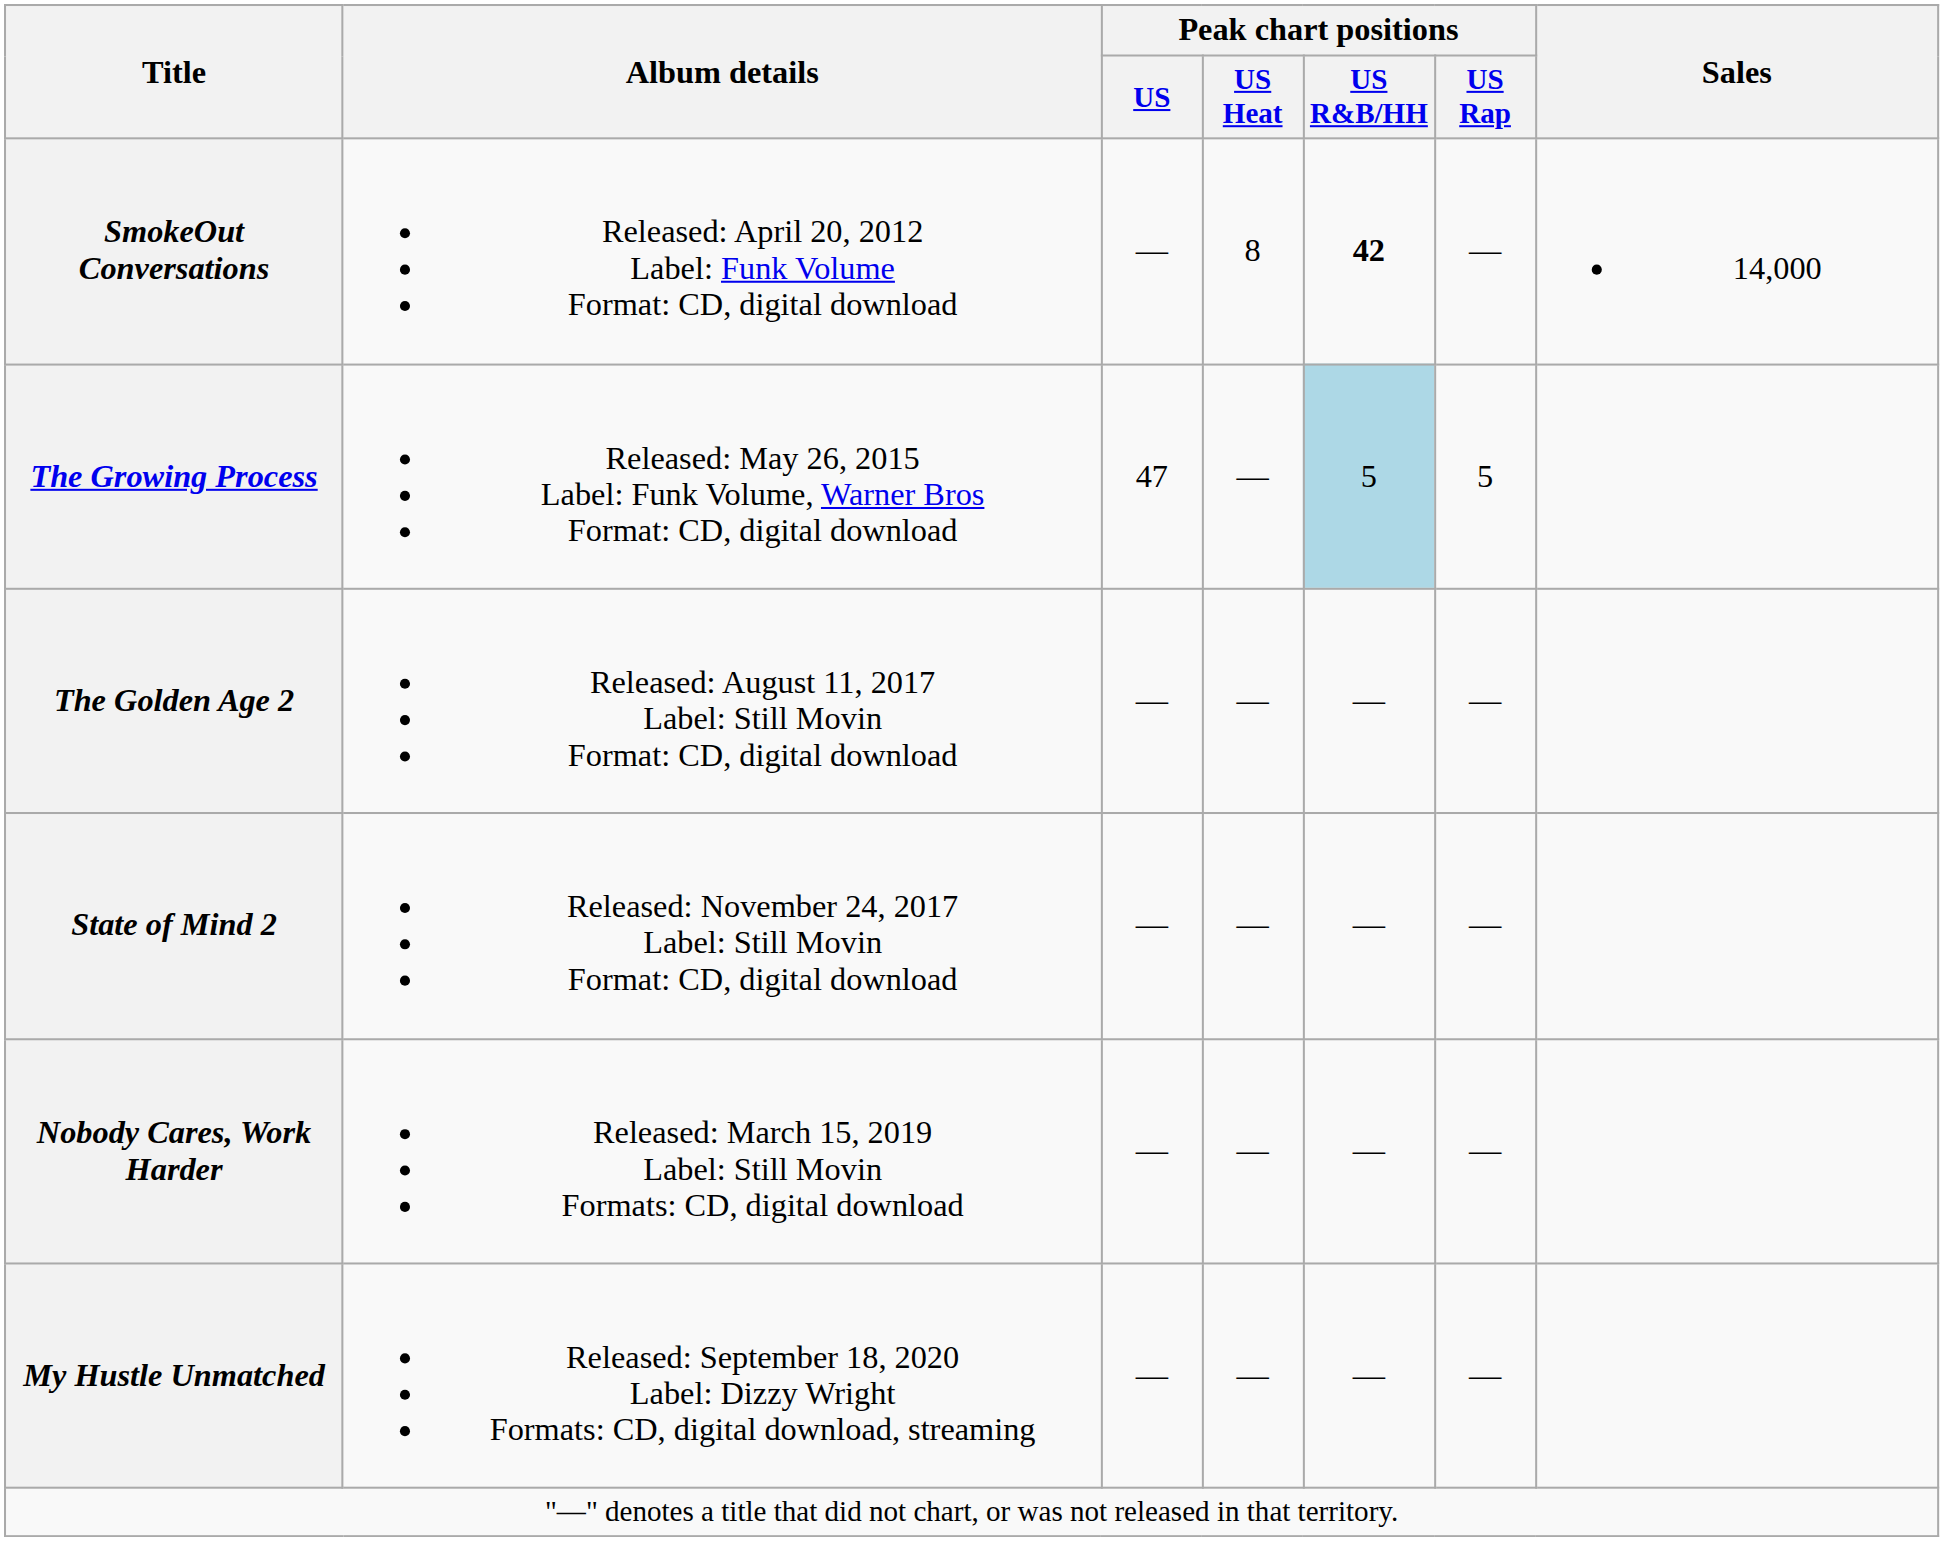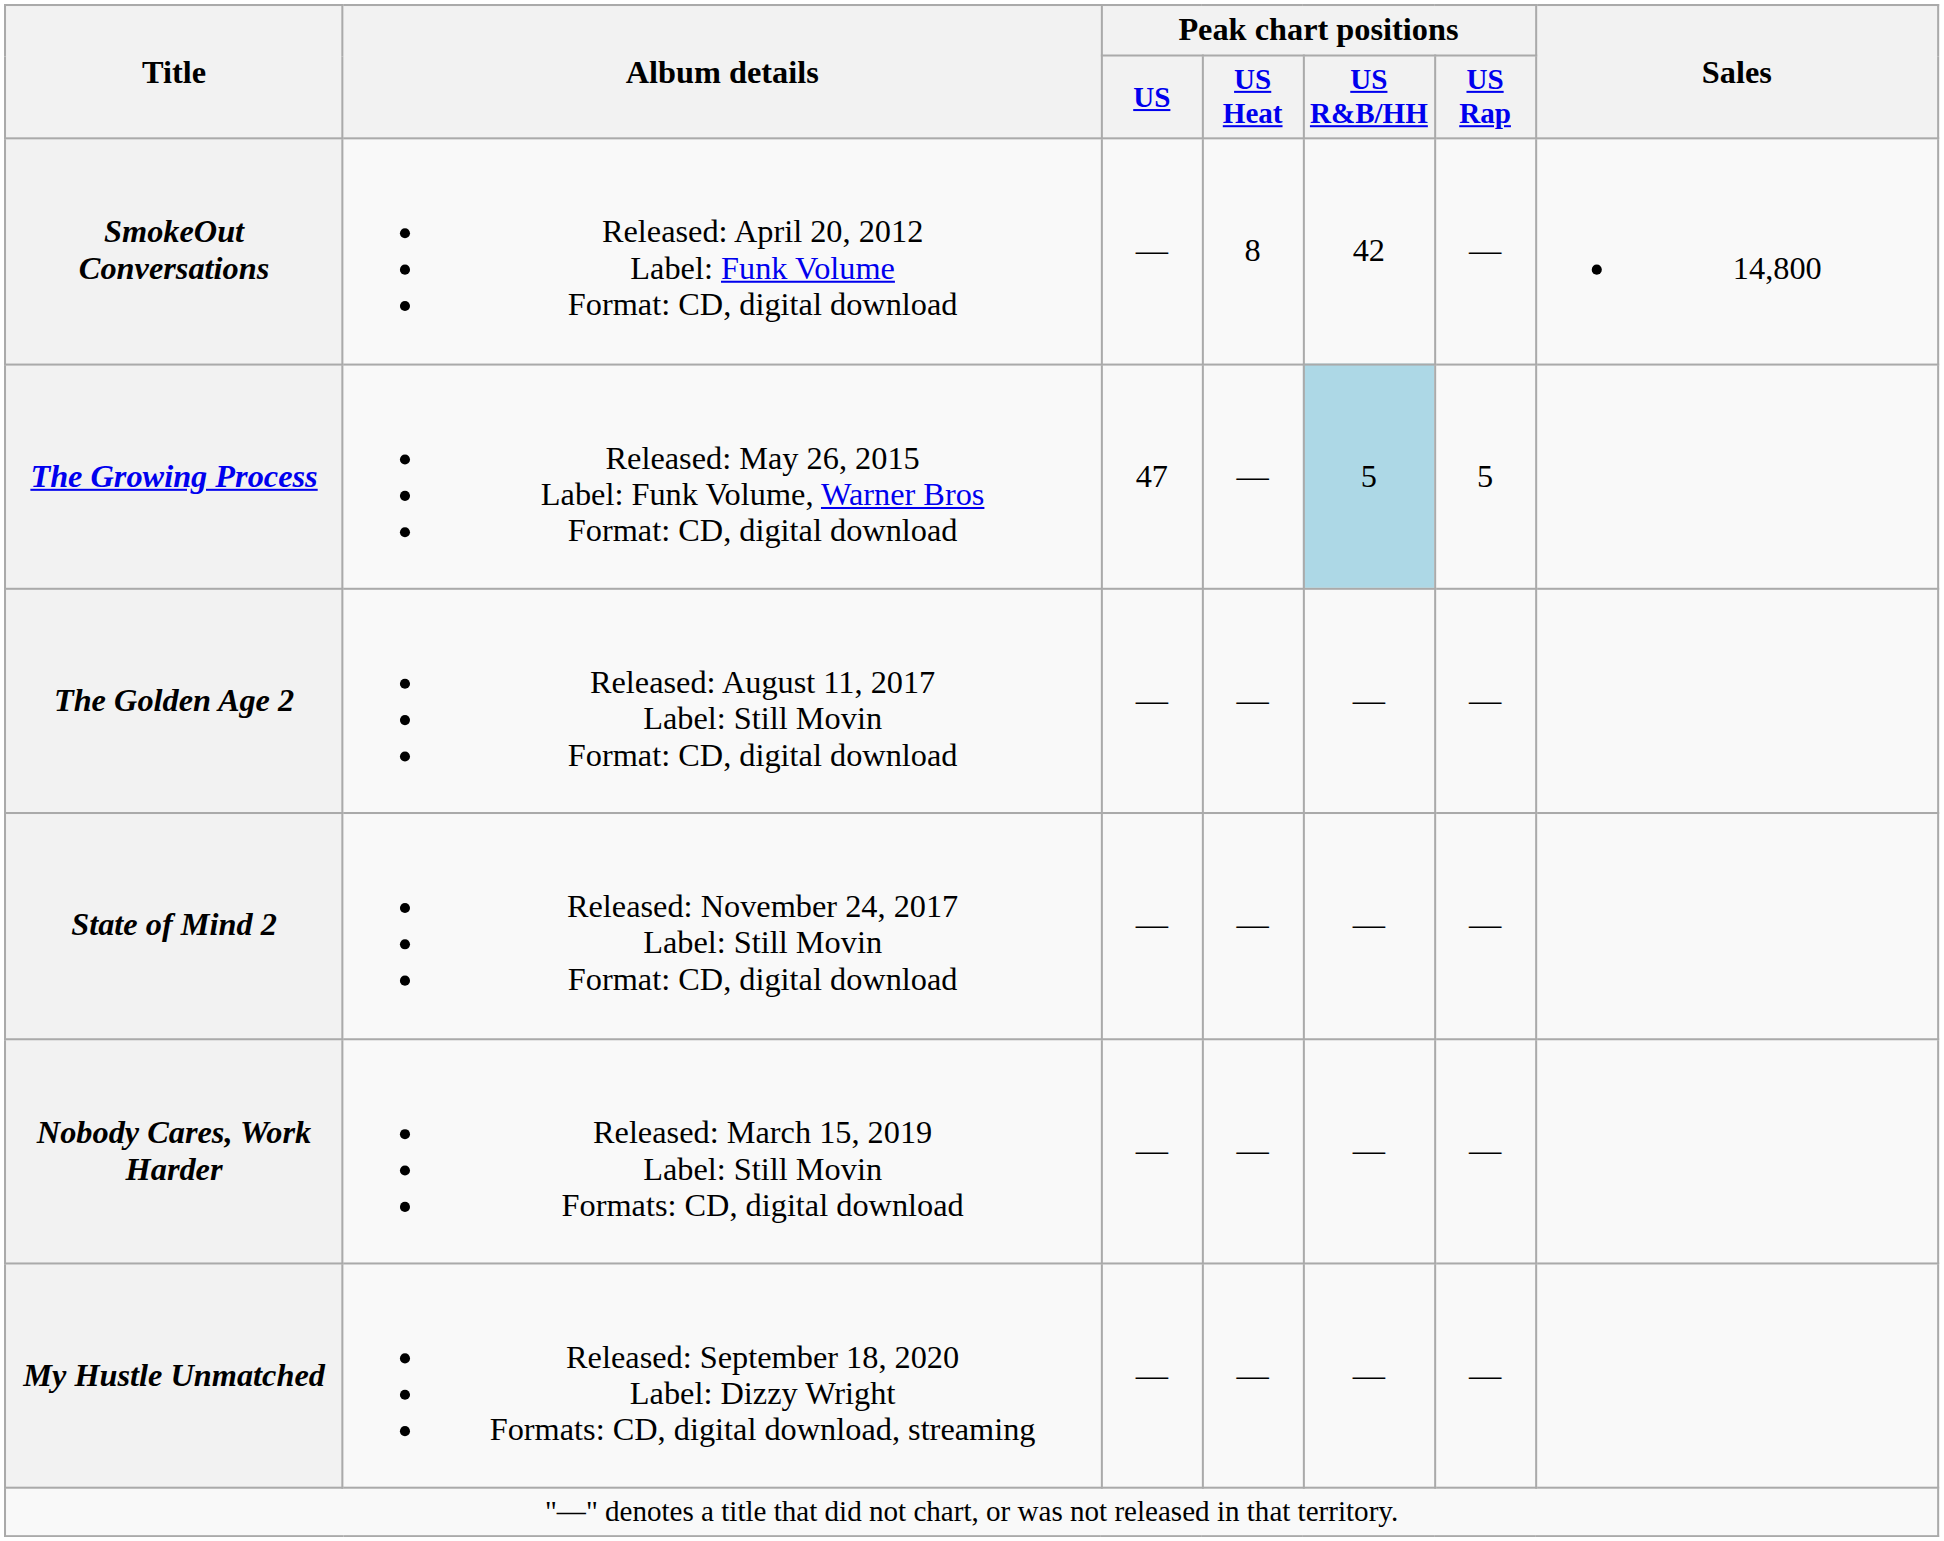(1369, 250) bold -> (1369, 250) normal
(1737, 269) 14,000 -> (1737, 269) 14,800
